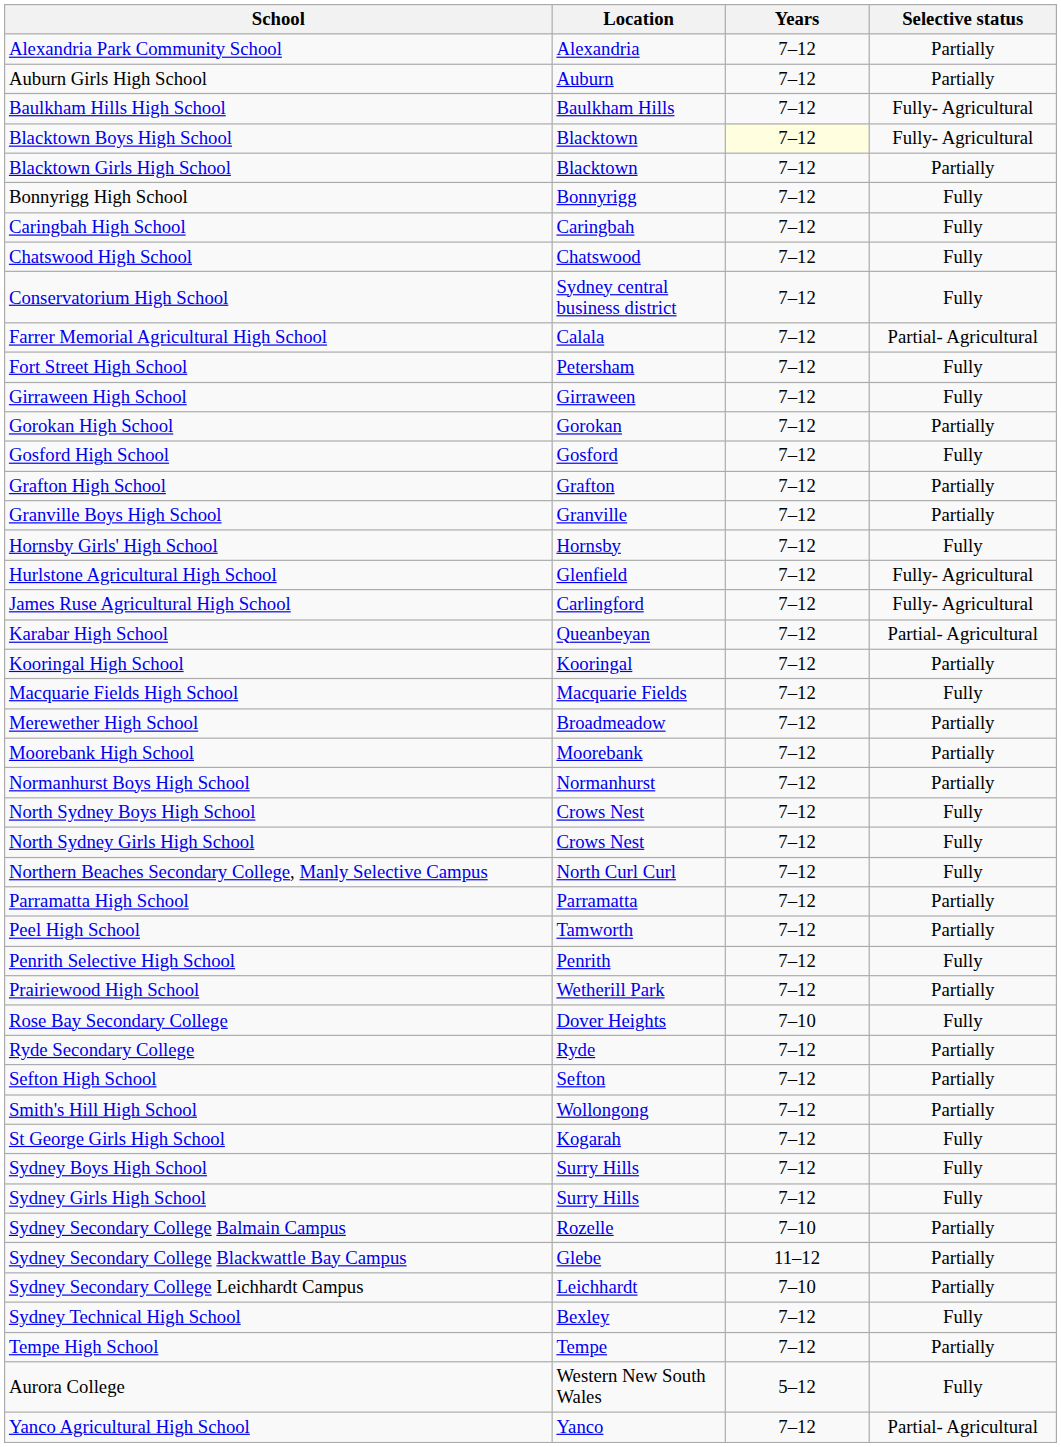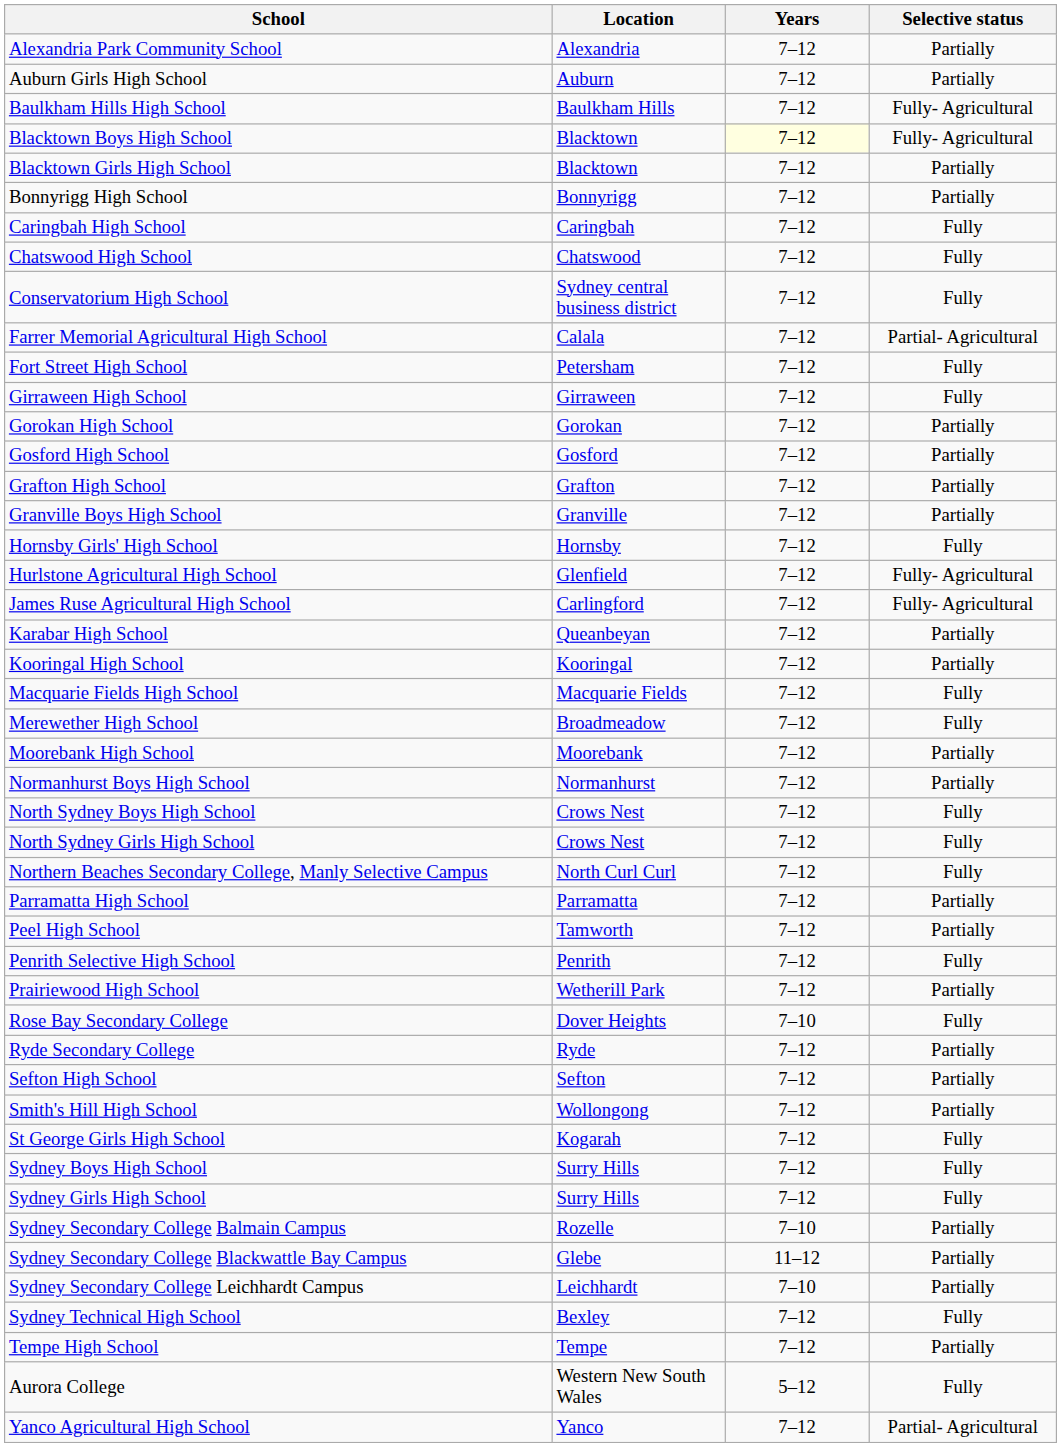(963, 197) Fully -> (963, 197) Partially
(963, 456) Fully -> (963, 456) Partially
(963, 634) Partial- Agricultural -> (963, 634) Partially
(963, 723) Partially -> (963, 723) Fully
